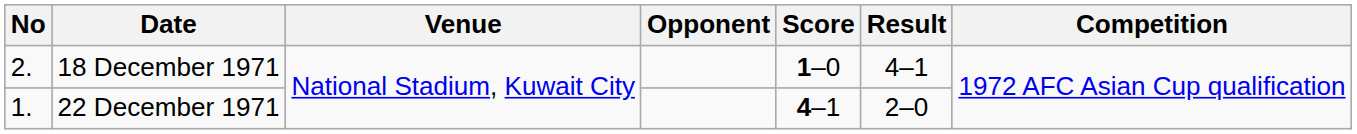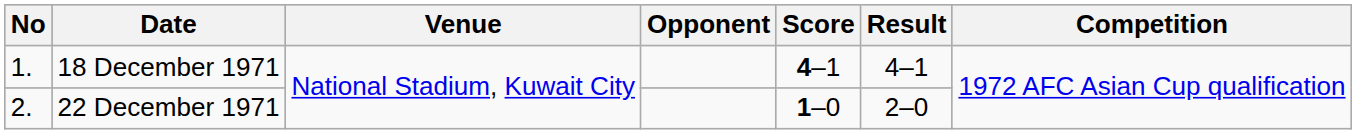(22, 66) 2. -> (22, 66) 1.
(818, 66) 1–0 -> (818, 66) 4–1
(22, 107) 1. -> (22, 107) 2.
(818, 107) 4–1 -> (818, 107) 1–0
